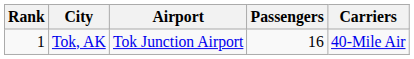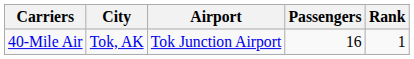columns swapped: (26, 16) <-> (368, 16)
